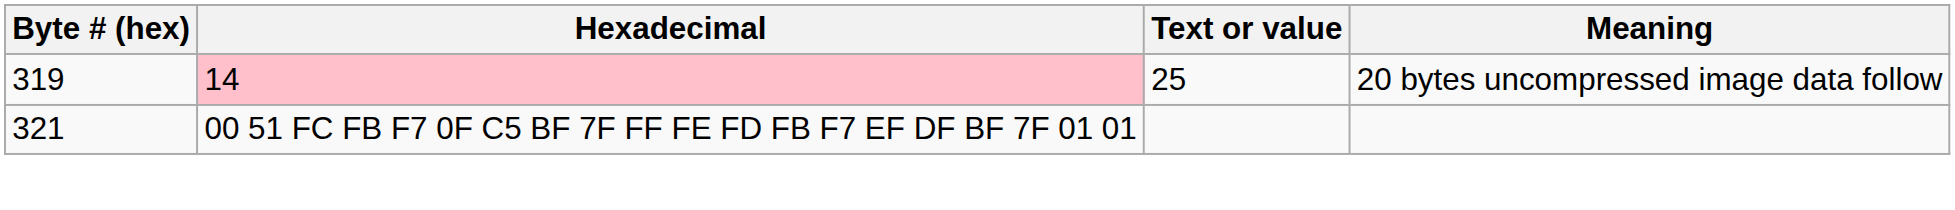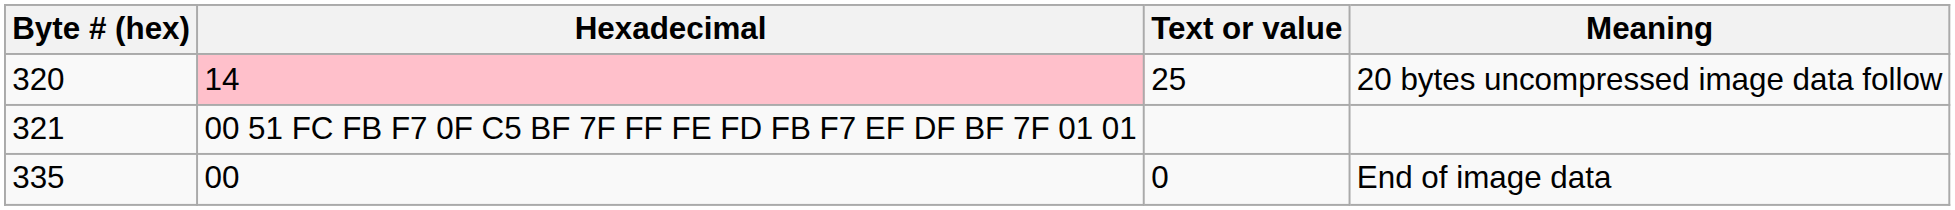(38, 79) 319 -> (38, 79) 320
+ row: (1484, 178)
